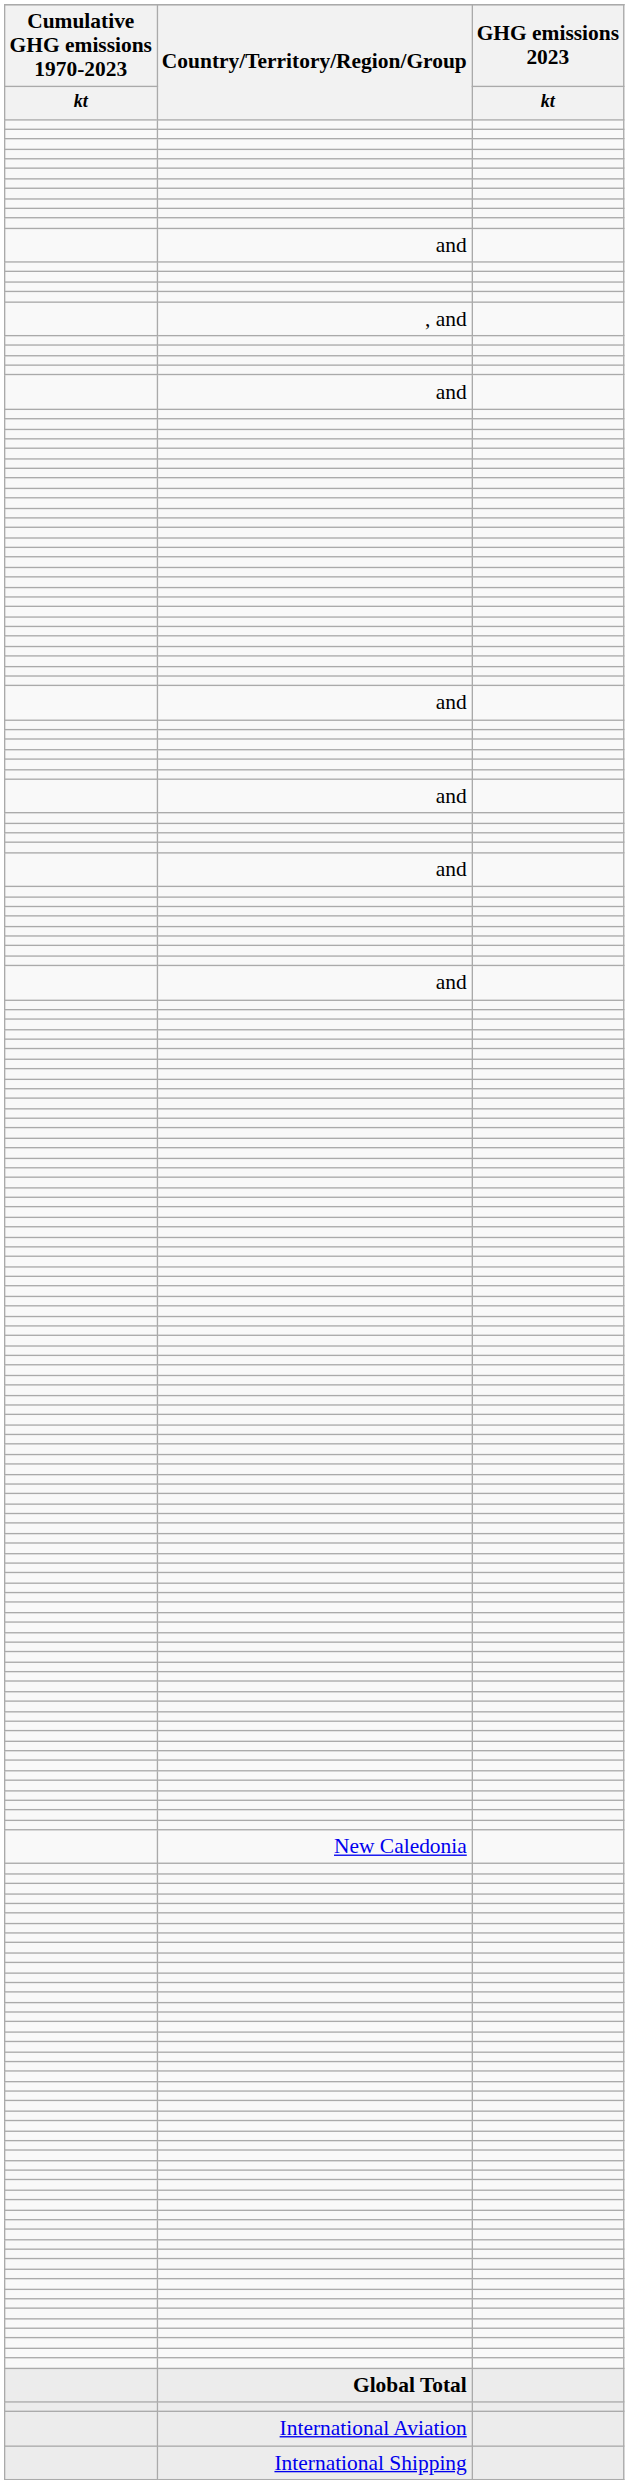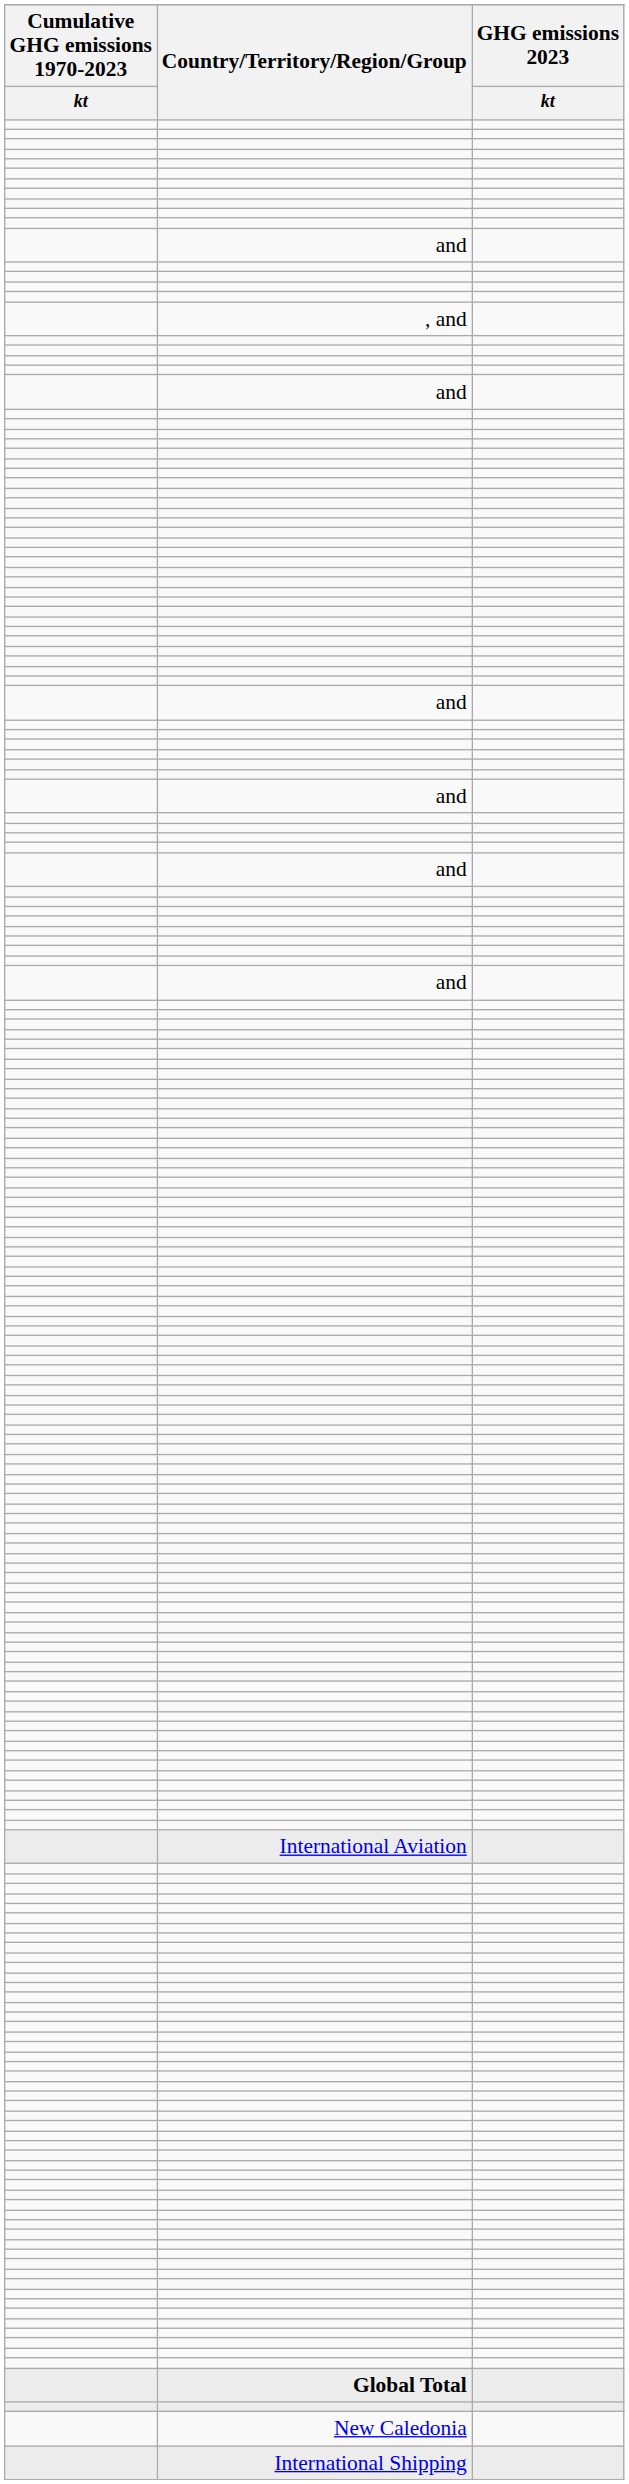rows swapped: (81, 1847) <-> (81, 2429)
